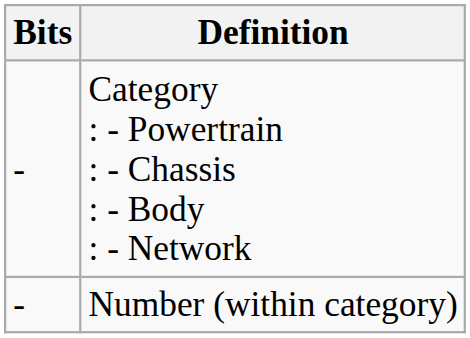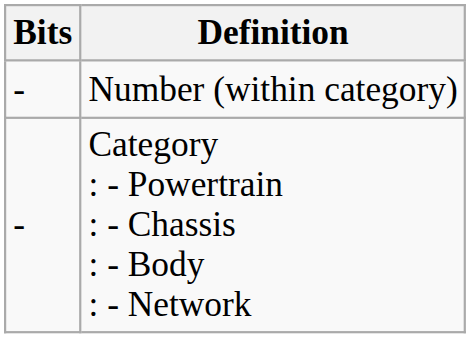rows swapped: (186, 168) <-> (273, 303)
